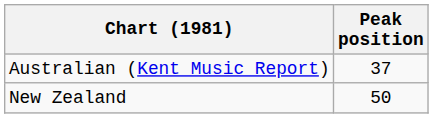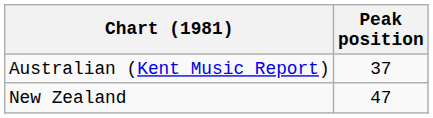(381, 98) 50 -> (381, 98) 47
